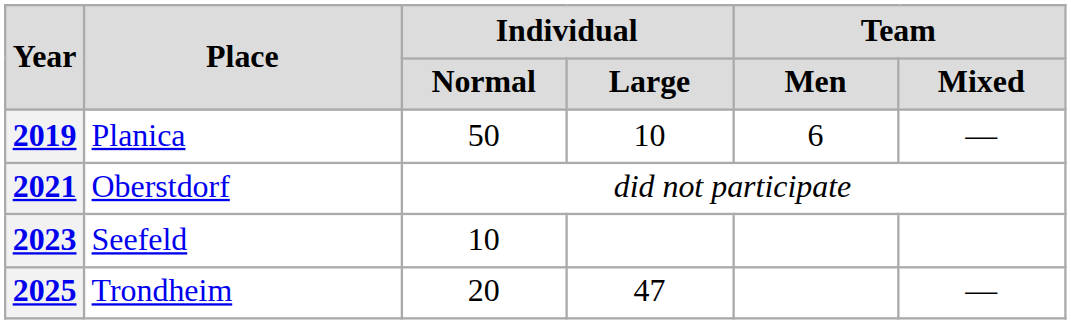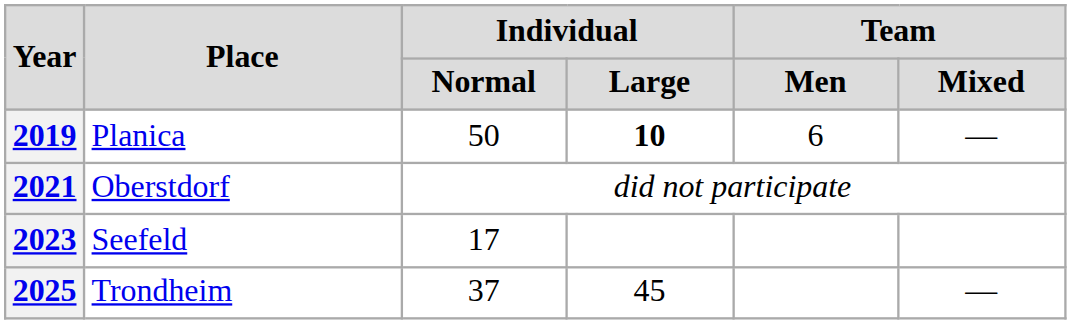(650, 134) normal -> (650, 134) bold
(484, 239) 10 -> (484, 239) 17
(484, 291) 20 -> (484, 291) 37
(650, 291) 47 -> (650, 291) 45
